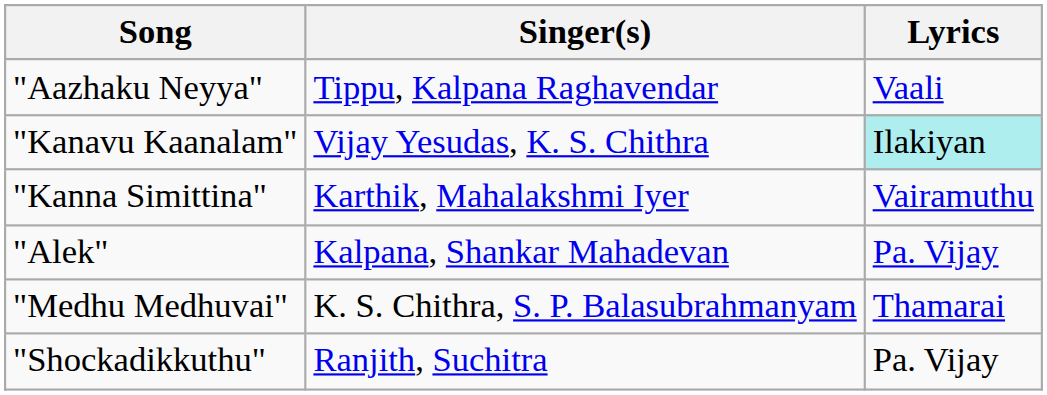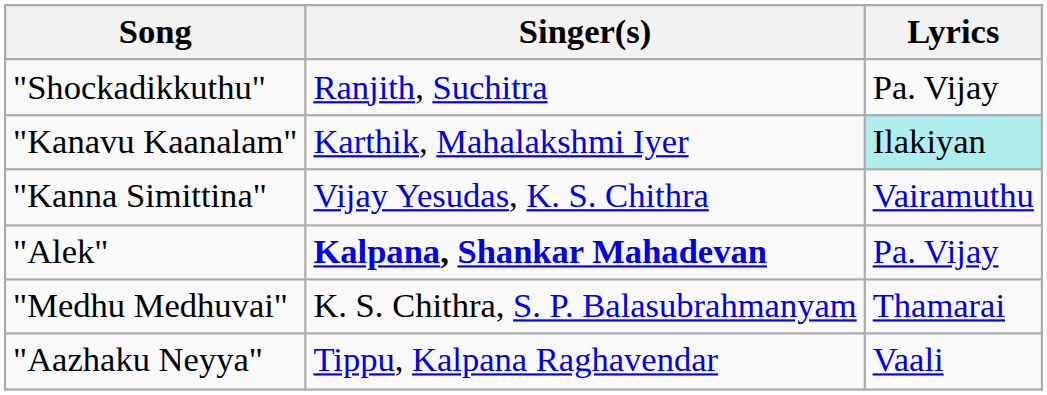rows swapped: (138, 86) <-> (139, 360)
(511, 141) Vijay Yesudas, K. S. Chithra -> (501, 141) Karthik, Mahalakshmi Iyer
(501, 196) Karthik, Mahalakshmi Iyer -> (511, 196) Vijay Yesudas, K. S. Chithra
(521, 251) normal -> (540, 251) bold
